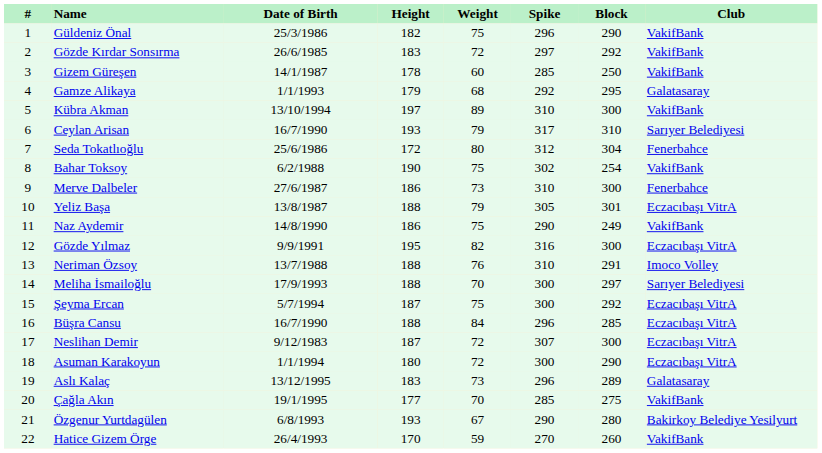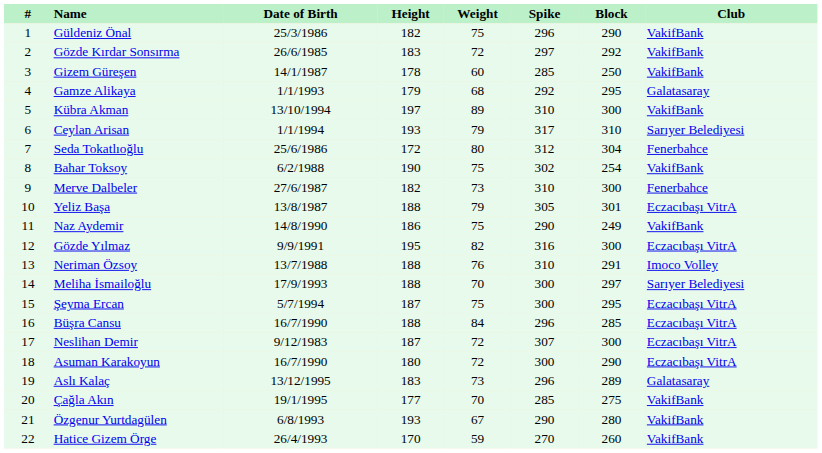(301, 129) 16/7/1990 -> (301, 129) 1/1/1994
(411, 187) 186 -> (411, 187) 182
(612, 303) 292 -> (612, 303) 295
(301, 361) 1/1/1994 -> (301, 361) 16/7/1990
(722, 419) Bakirkoy Belediye Yesilyurt -> (675, 419) VakifBank
